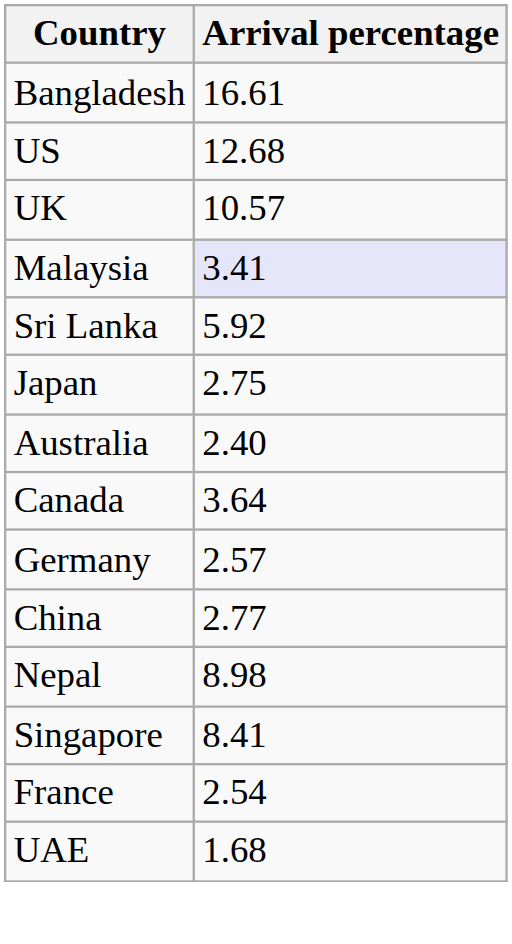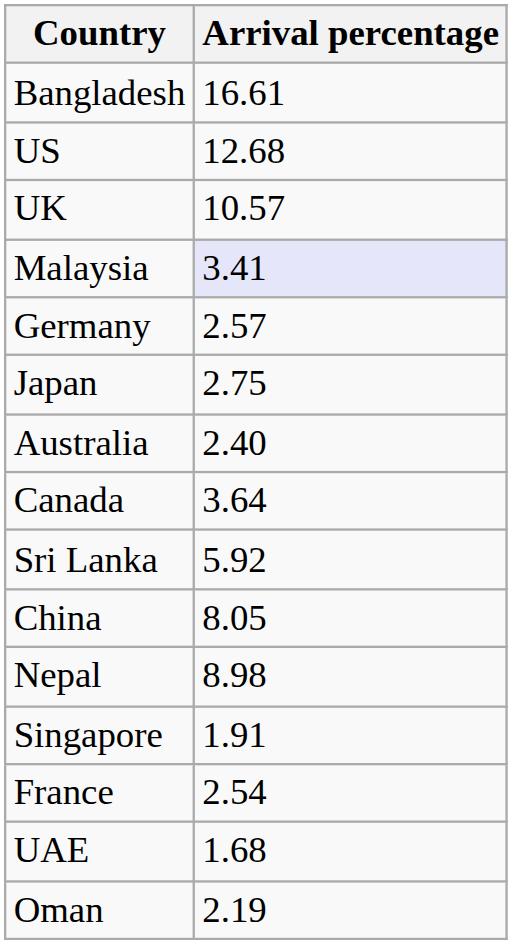rows swapped: (86, 325) <-> (82, 558)
(235, 617) 2.77 -> (235, 617) 8.05
(235, 734) 8.41 -> (235, 734) 1.91
+ row: (59, 909)
